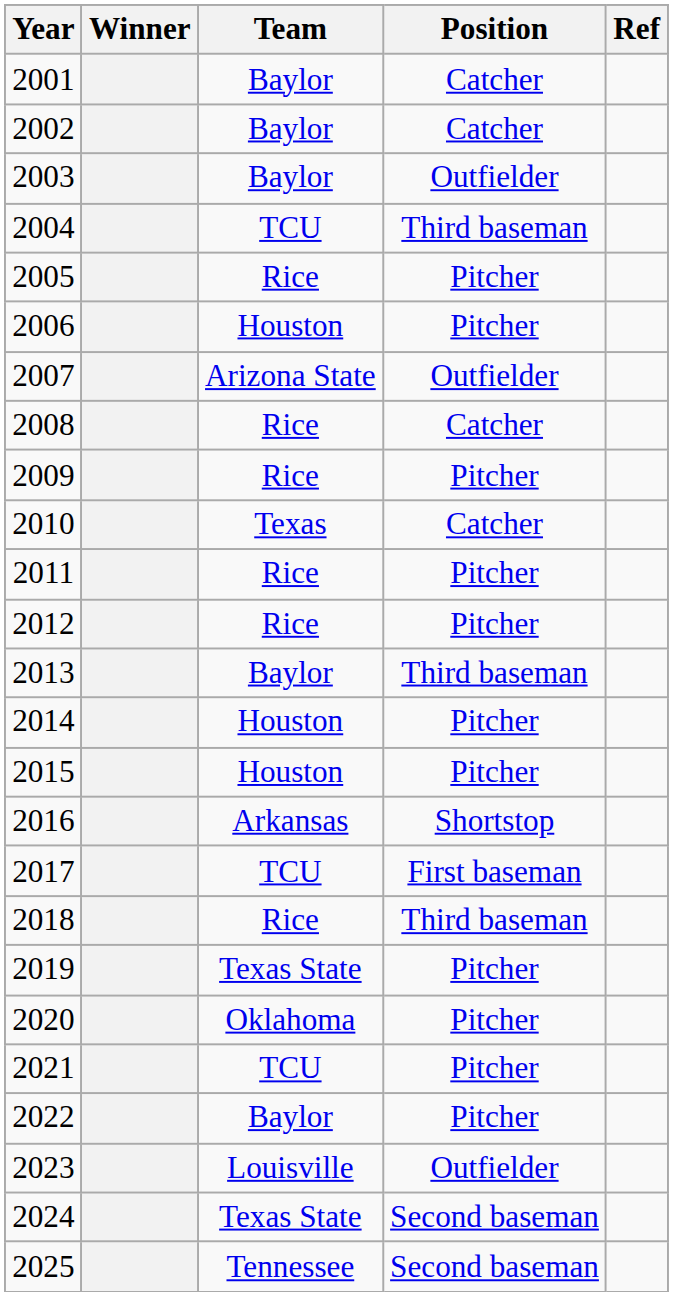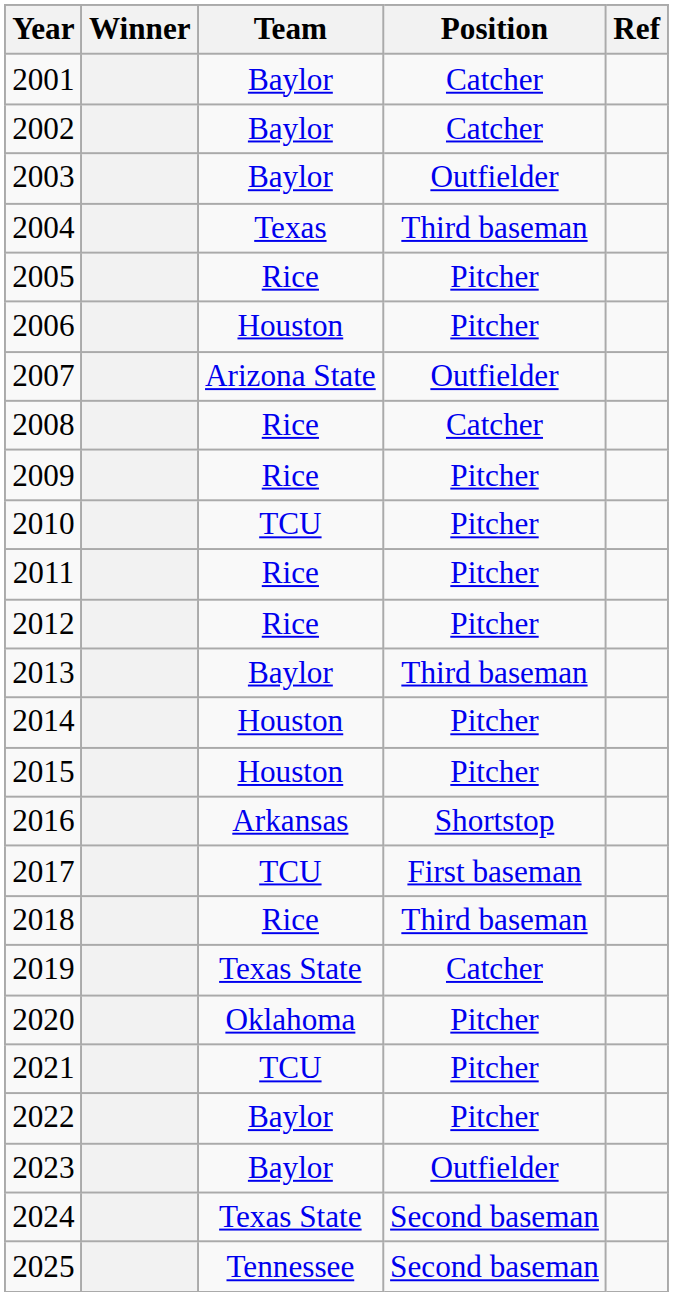(290, 227) TCU -> (290, 227) Texas
(290, 524) Texas -> (290, 524) TCU
(494, 524) Catcher -> (495, 524) Pitcher
(495, 969) Pitcher -> (494, 969) Catcher
(290, 1167) Louisville -> (290, 1167) Baylor
